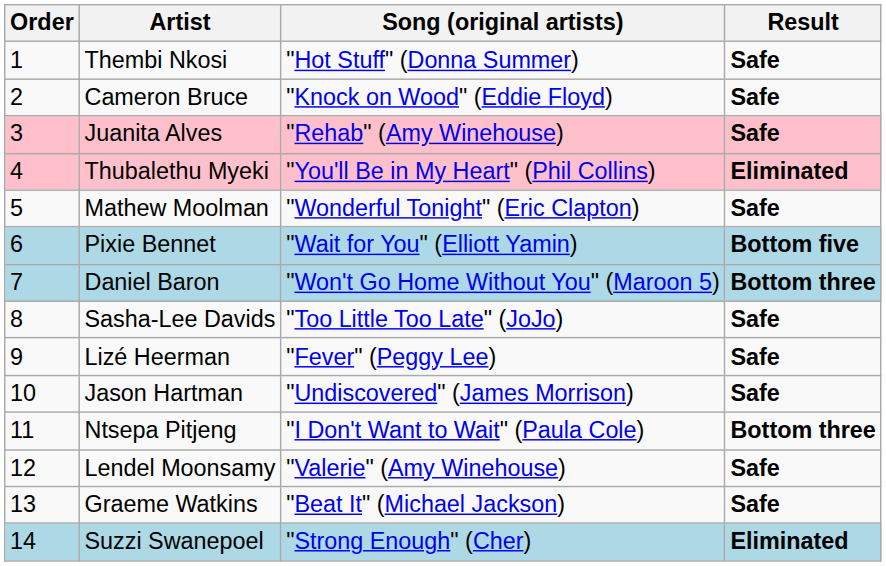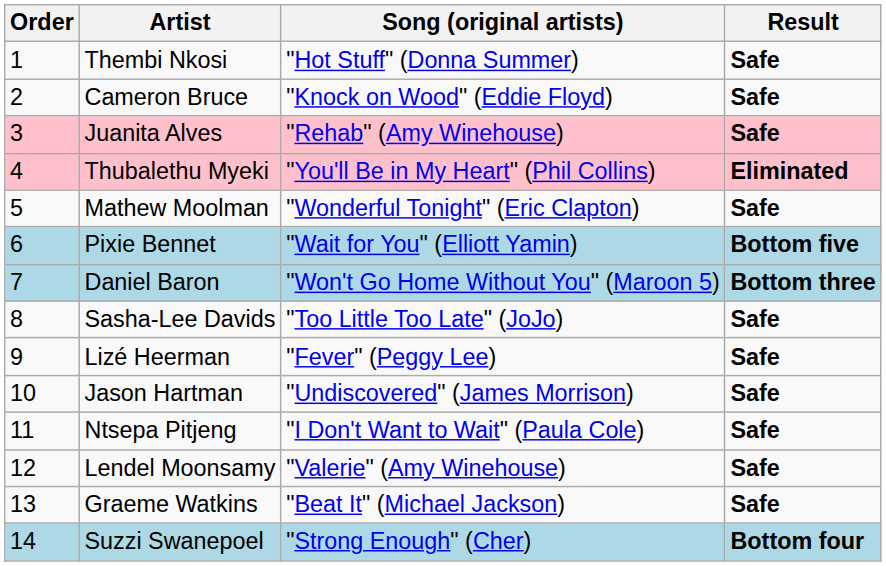(803, 430) Bottom three -> (755, 430) Safe
(790, 541) Eliminated -> (797, 541) Bottom four
